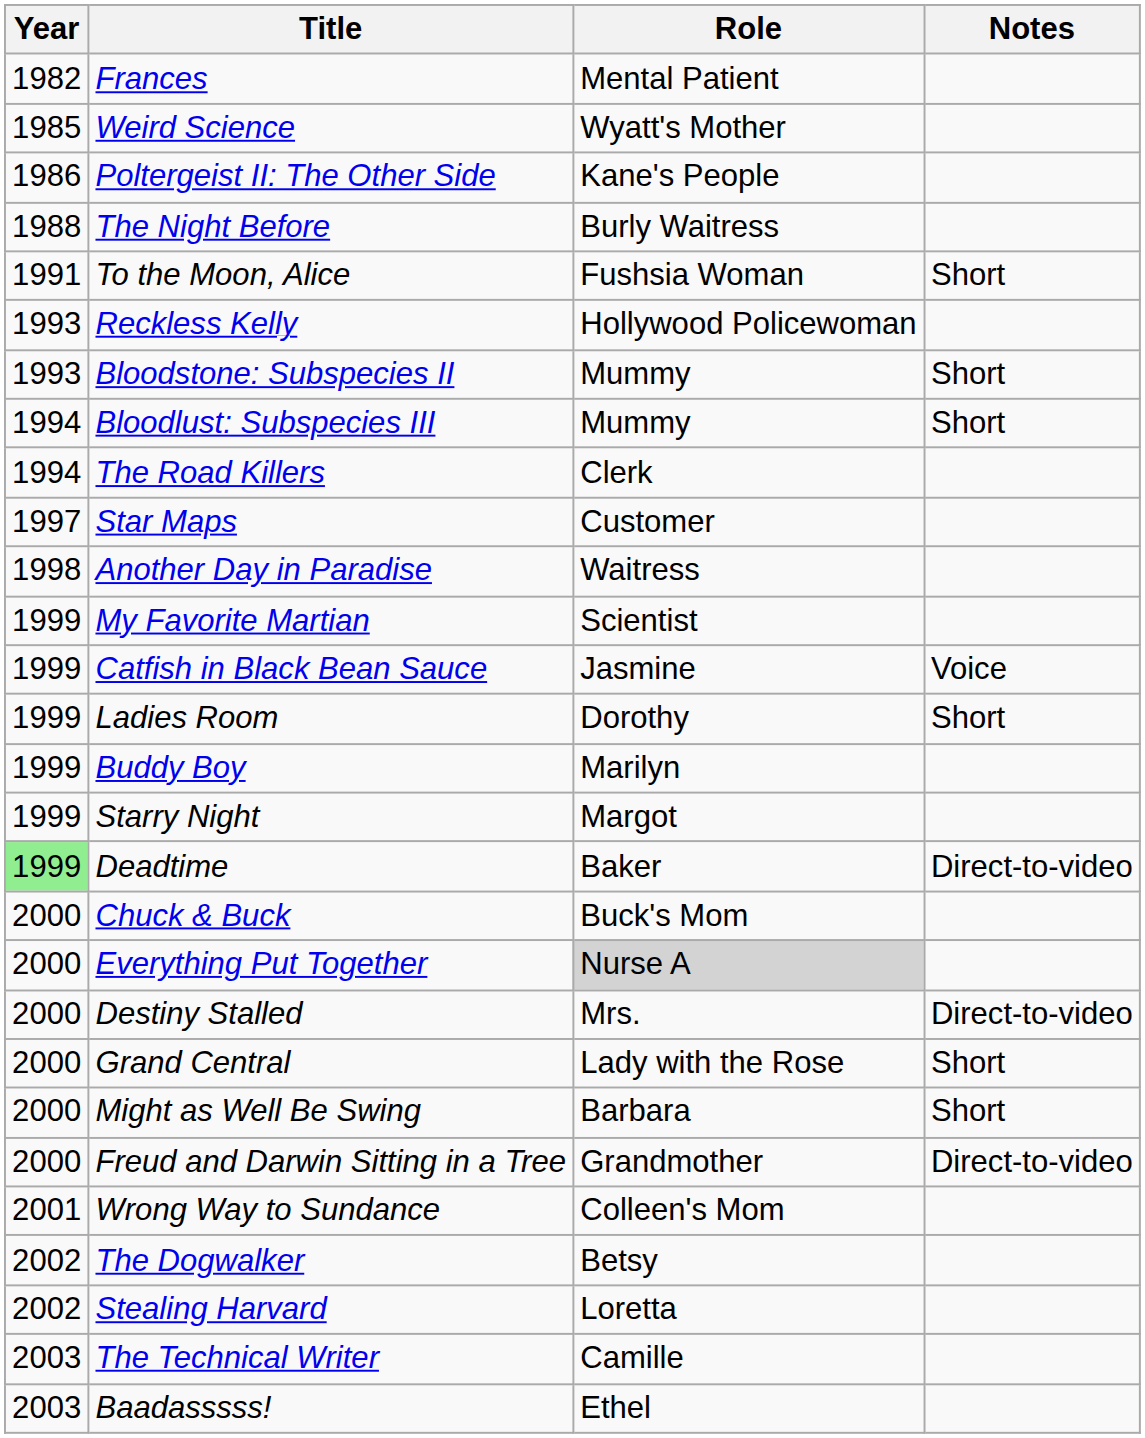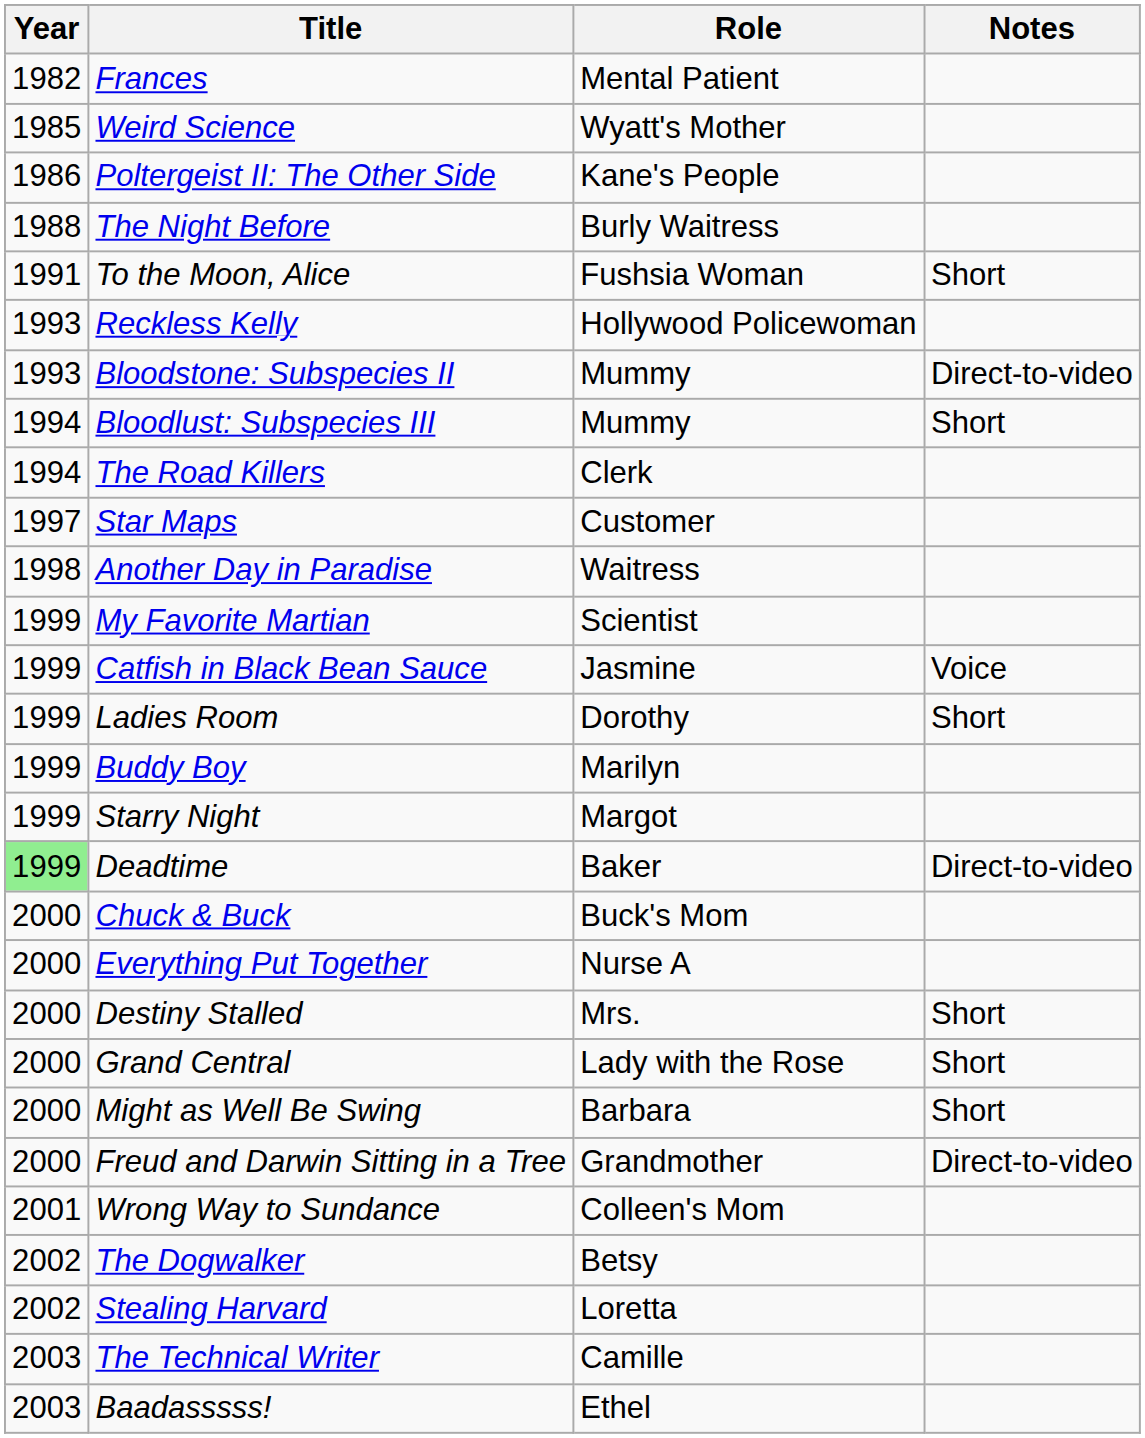(968, 373) Short -> (1032, 373) Direct-to-video
(635, 964) lightgrey background -> (635, 964) no background
(1032, 1013) Direct-to-video -> (968, 1013) Short
